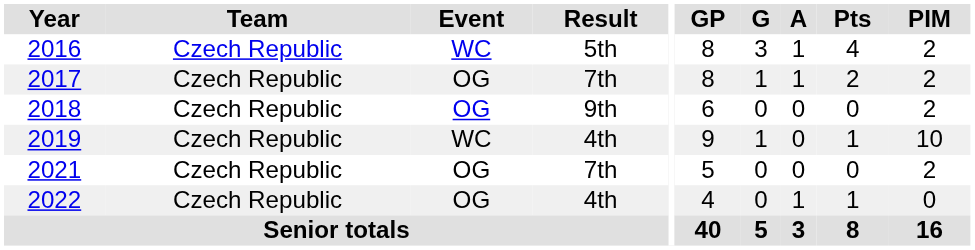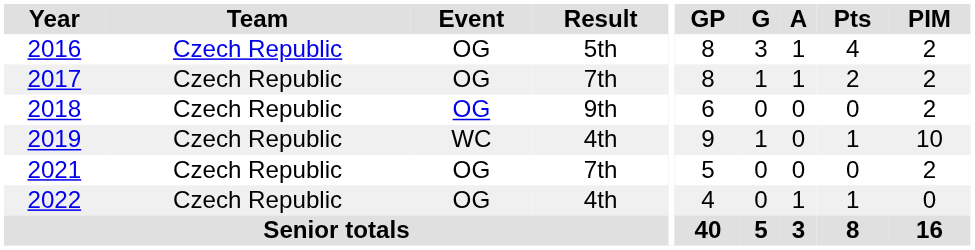(471, 49) WC -> (471, 49) OG
